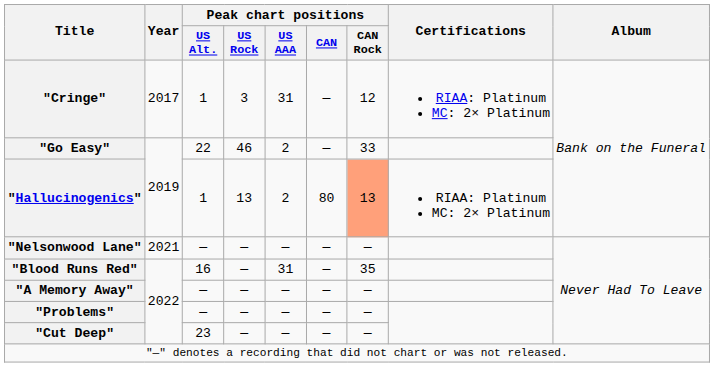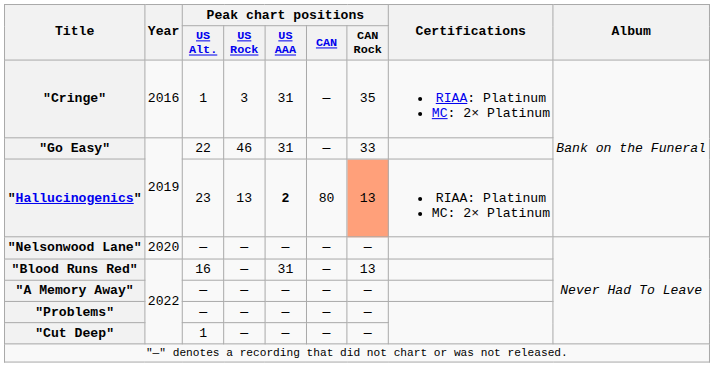(164, 99) 2017 -> (164, 99) 2016
(368, 99) 12 -> (368, 99) 35
(285, 149) 2 -> (285, 149) 31
(203, 198) 1 -> (203, 198) 23
(285, 198) normal -> (285, 198) bold
(164, 248) 2021 -> (164, 248) 2020
(368, 269) 35 -> (368, 269) 13
(203, 334) 23 -> (203, 334) 1
